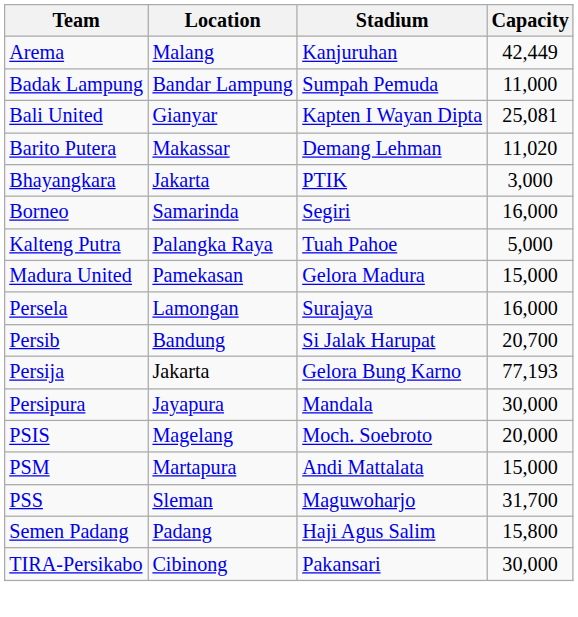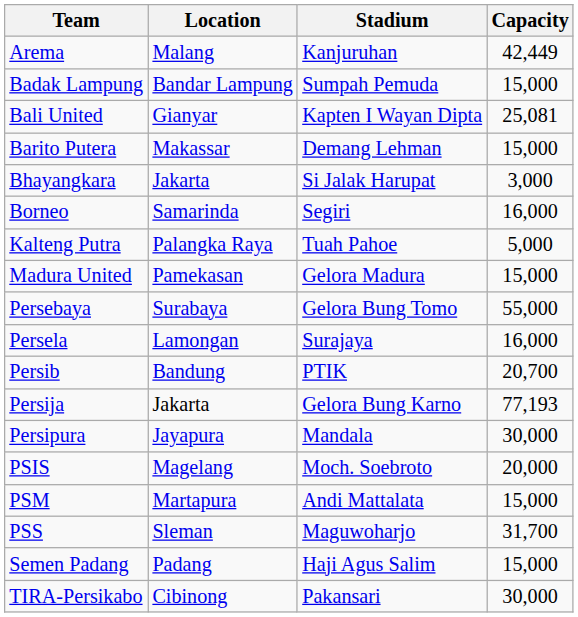(530, 84) 11,000 -> (530, 84) 15,000
(530, 148) 11,020 -> (530, 148) 15,000
(325, 180) PTIK -> (369, 180) Si Jalak Harupat
+ row: (50, 308)
(369, 340) Si Jalak Harupat -> (325, 372) PTIK
(530, 532) 15,800 -> (530, 564) 15,000
